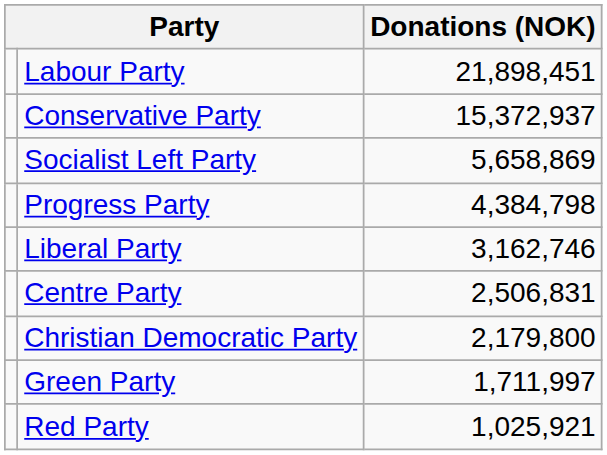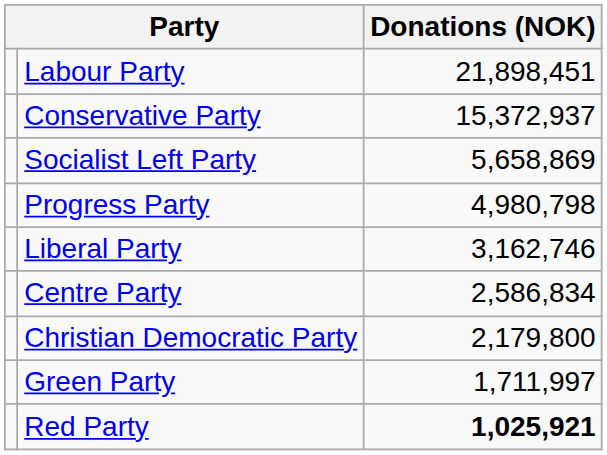(533, 204) 4,384,798 -> (533, 204) 4,980,798
(533, 293) 2,506,831 -> (533, 293) 2,586,834
(533, 426) normal -> (533, 426) bold
